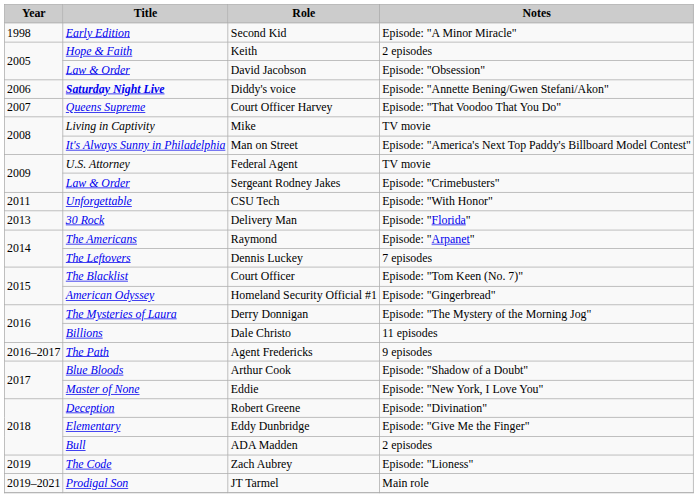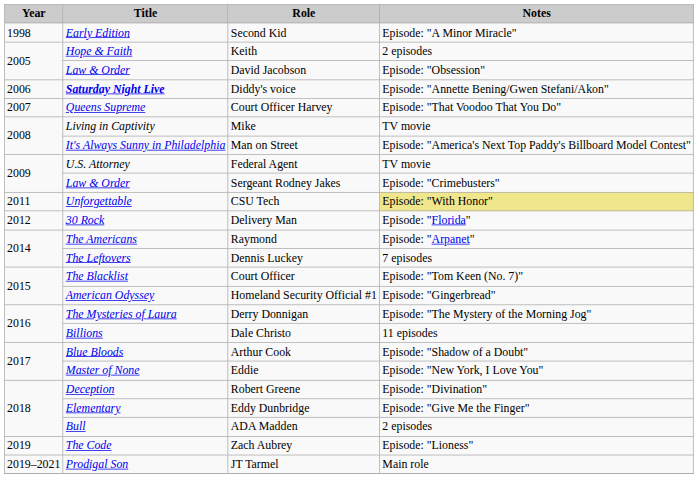(438, 201) no background -> (438, 201) khaki background
(19, 220) 2013 -> (19, 220) 2012
- row: (272, 351)
